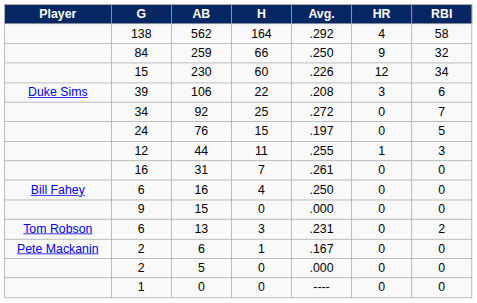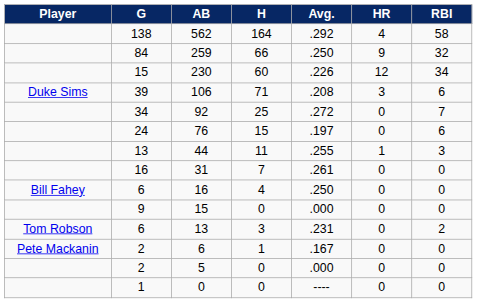(261, 92) 22 -> (261, 92) 71
(442, 131) 5 -> (442, 131) 6
(141, 151) 12 -> (141, 151) 13
